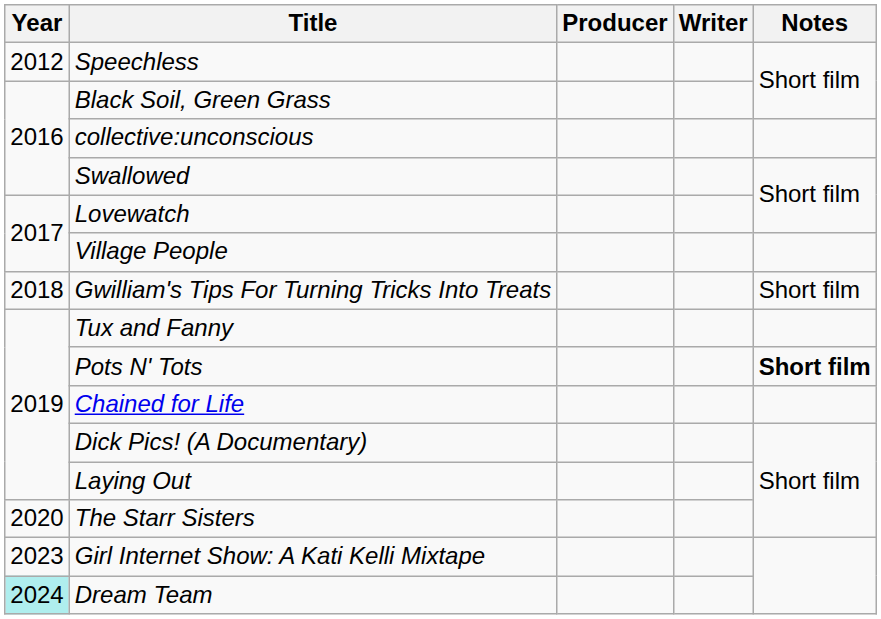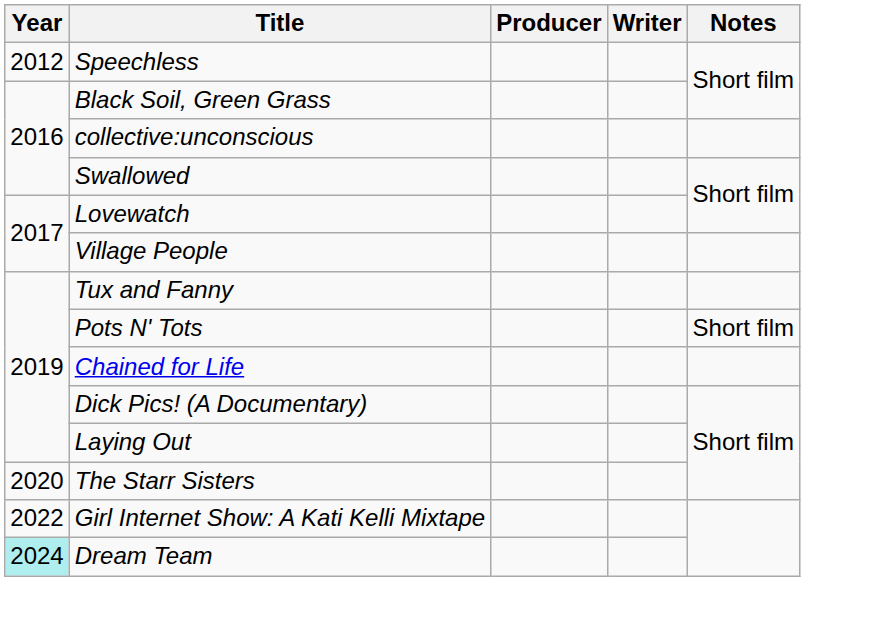- row: (313, 289)
(815, 366) bold -> (743, 328) normal
(37, 556) 2023 -> (37, 518) 2022
